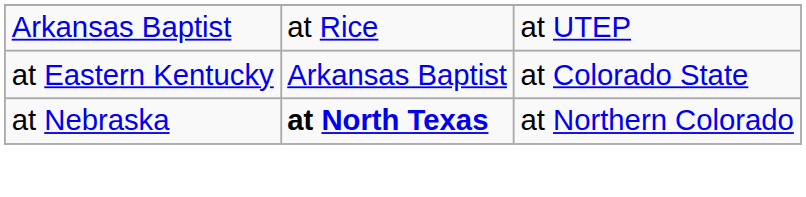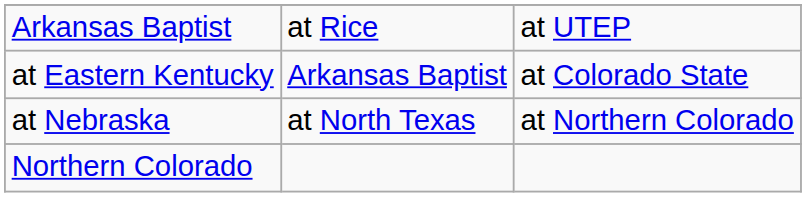(388, 120) bold -> (381, 120) normal
+ row: (132, 167)
